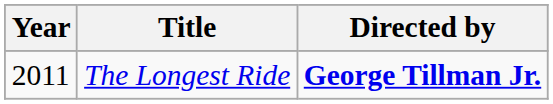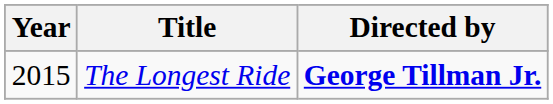(41, 74) 2011 -> (41, 74) 2015
